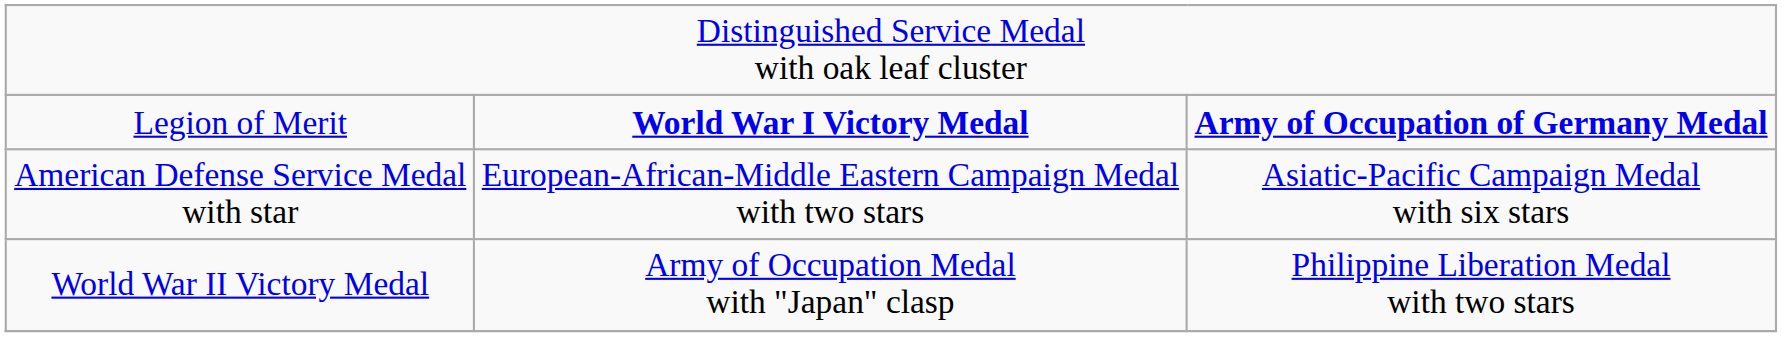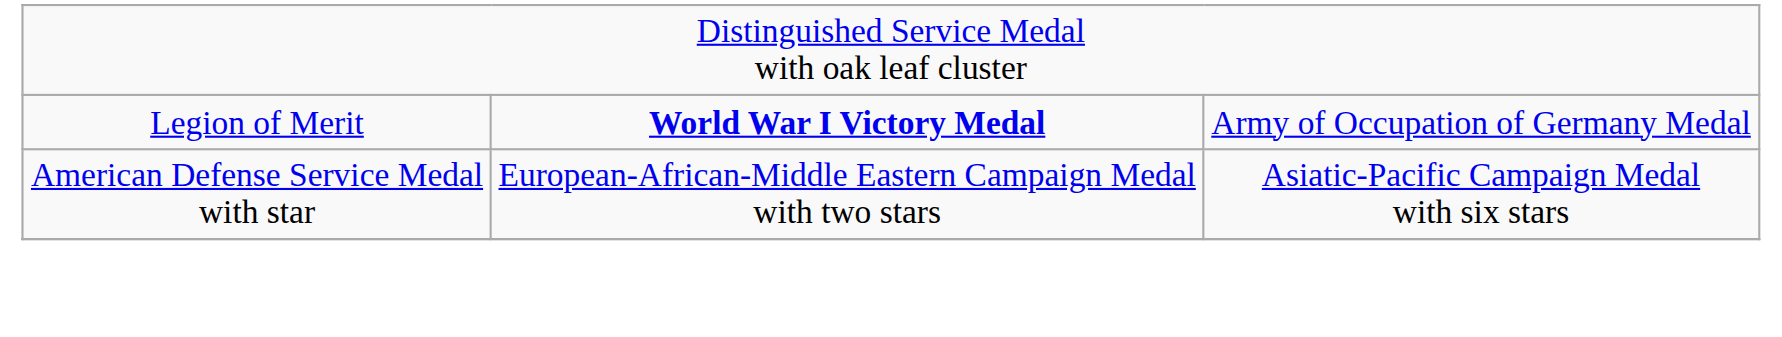(1481, 121) bold -> (1481, 121) normal
- row: (240, 284)
